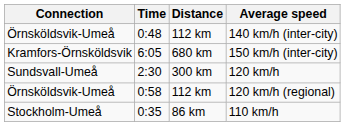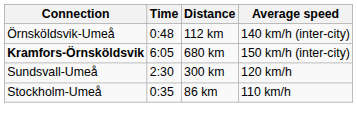(70, 53) normal -> (76, 53) bold
- row: (282, 92)
